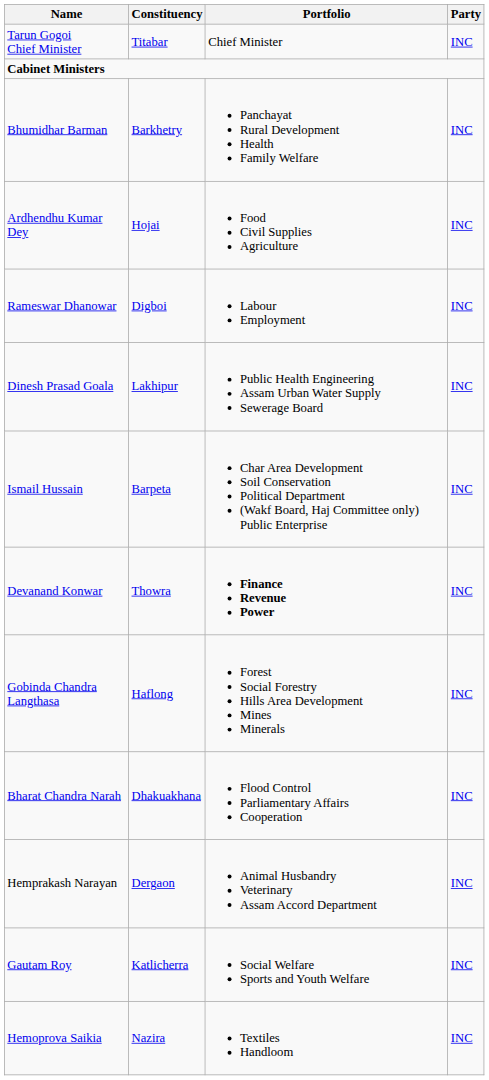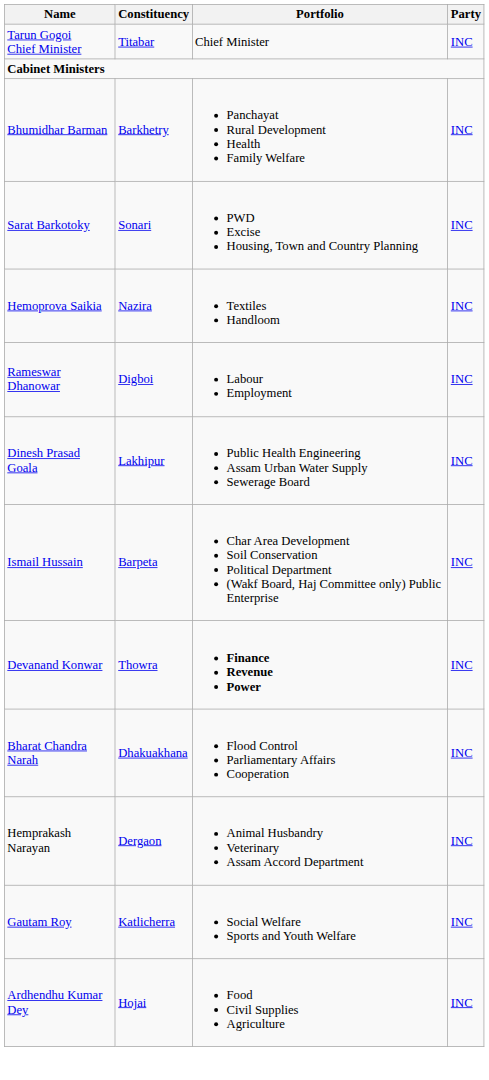+ row: (49, 225)
rows swapped: (55, 225) <-> (55, 1038)
- row: (52, 693)
